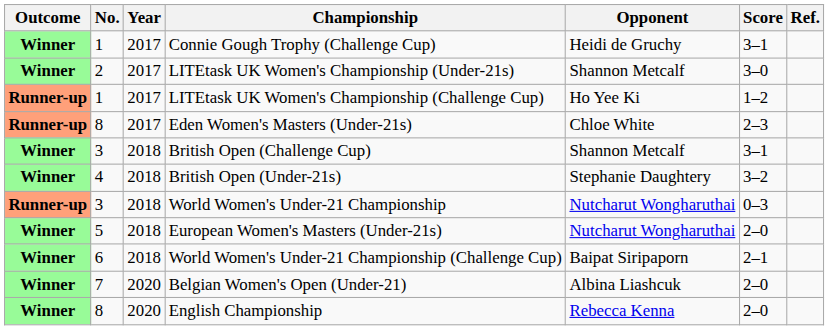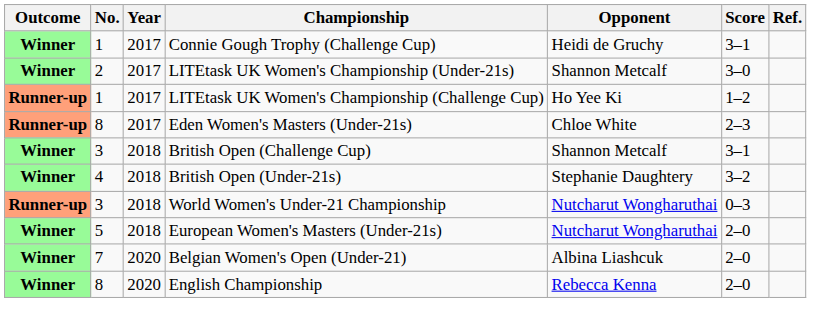- row: (365, 257)
